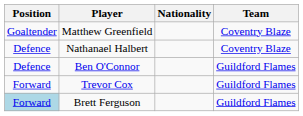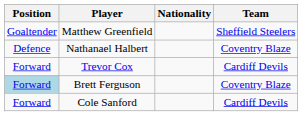(256, 31) Coventry Blaze -> (256, 31) Sheffield Steelers
- row: (107, 66)
(256, 84) Guildford Flames -> (256, 66) Cardiff Devils
(256, 102) Guildford Flames -> (256, 84) Coventry Blaze
+ row: (107, 102)
